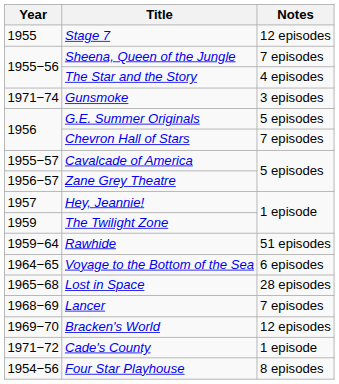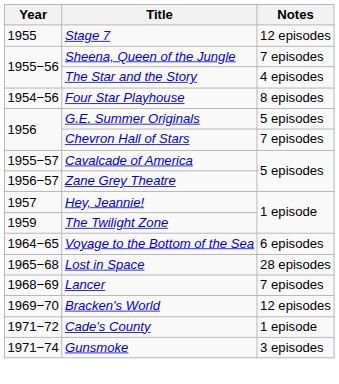rows swapped: (125, 368) <-> (97, 98)
- row: (90, 243)
